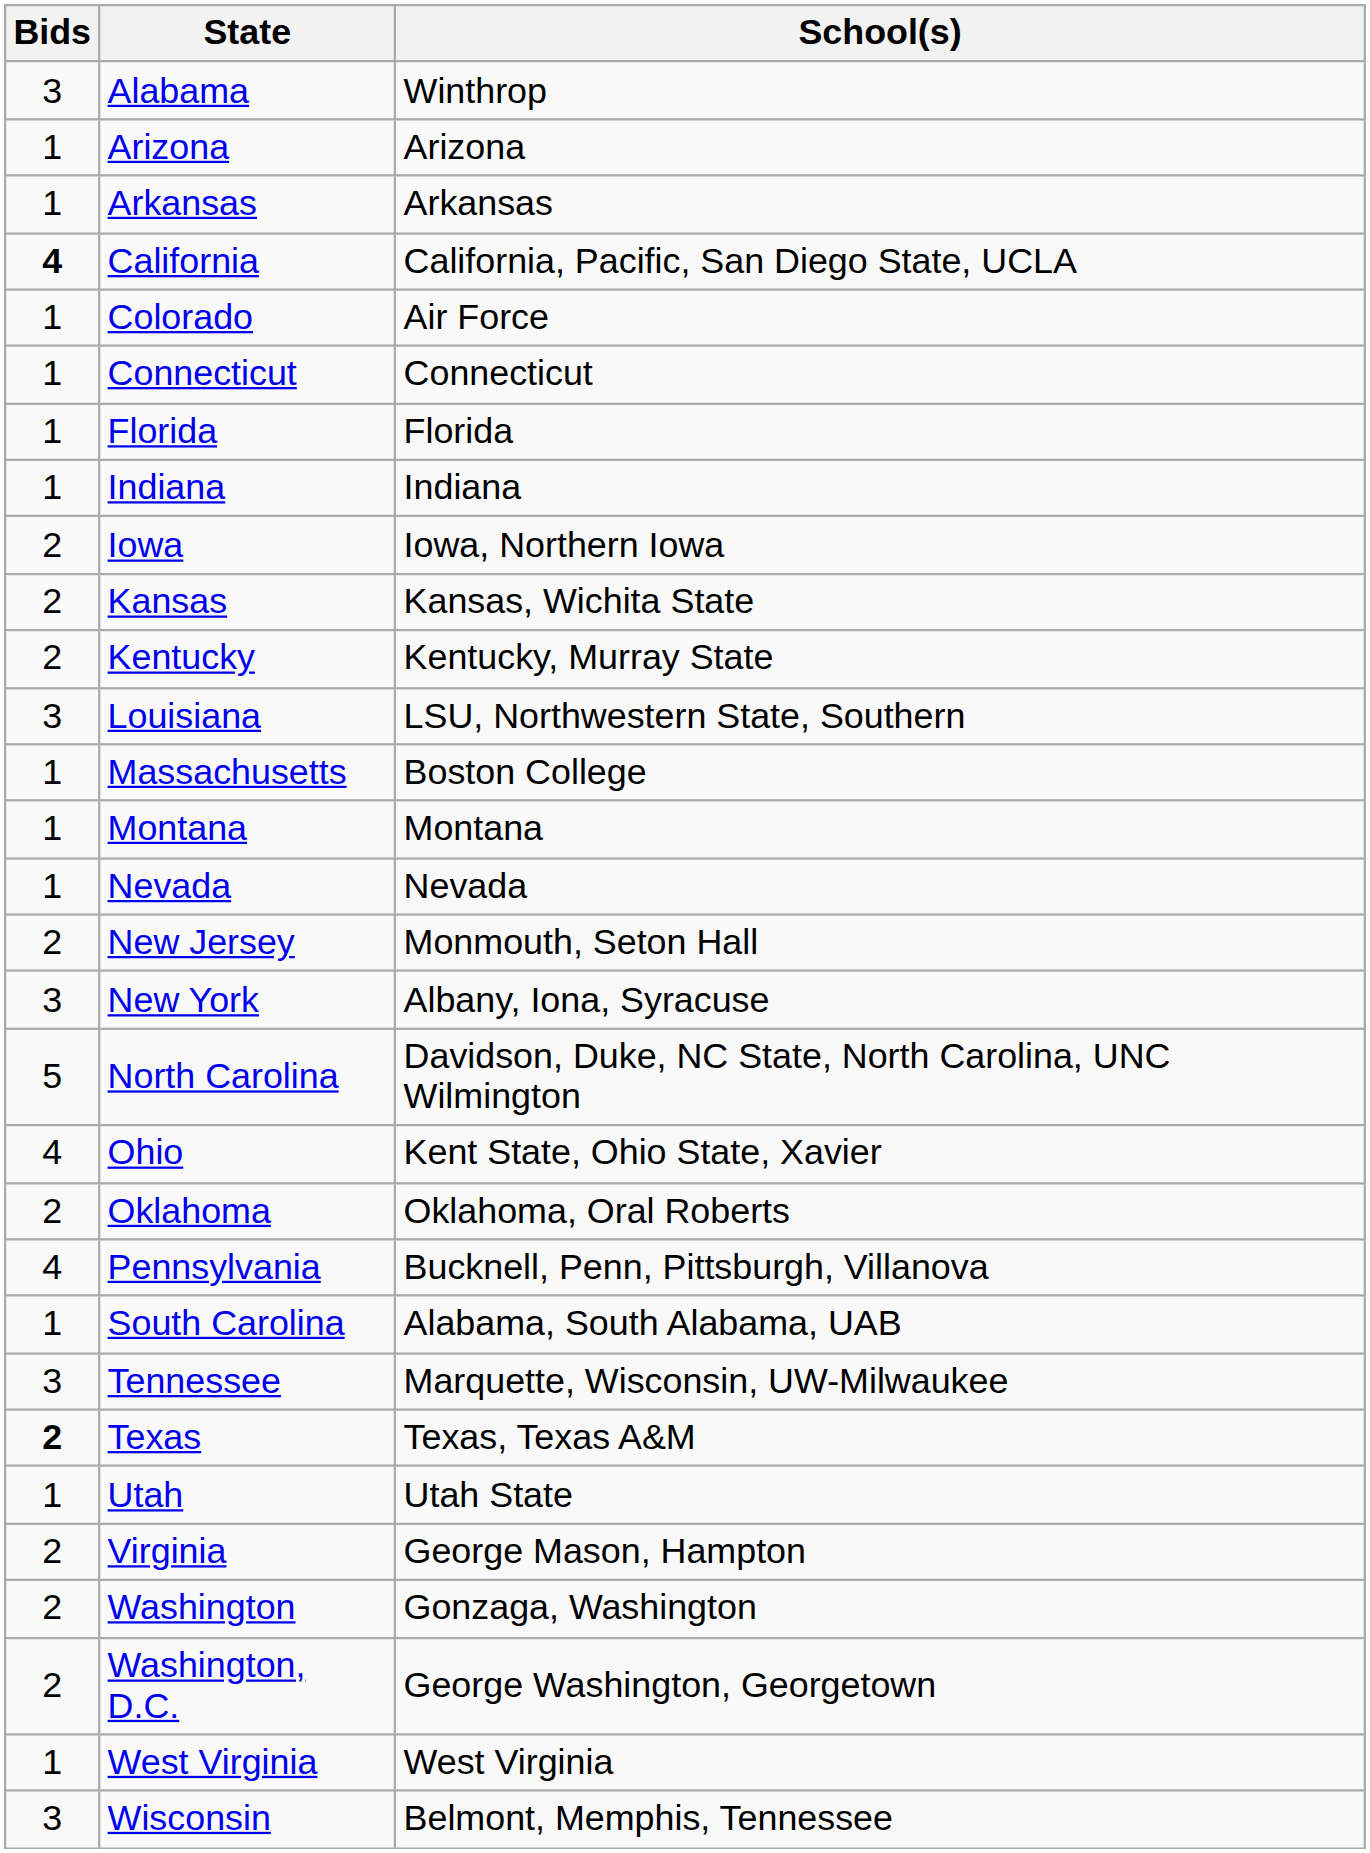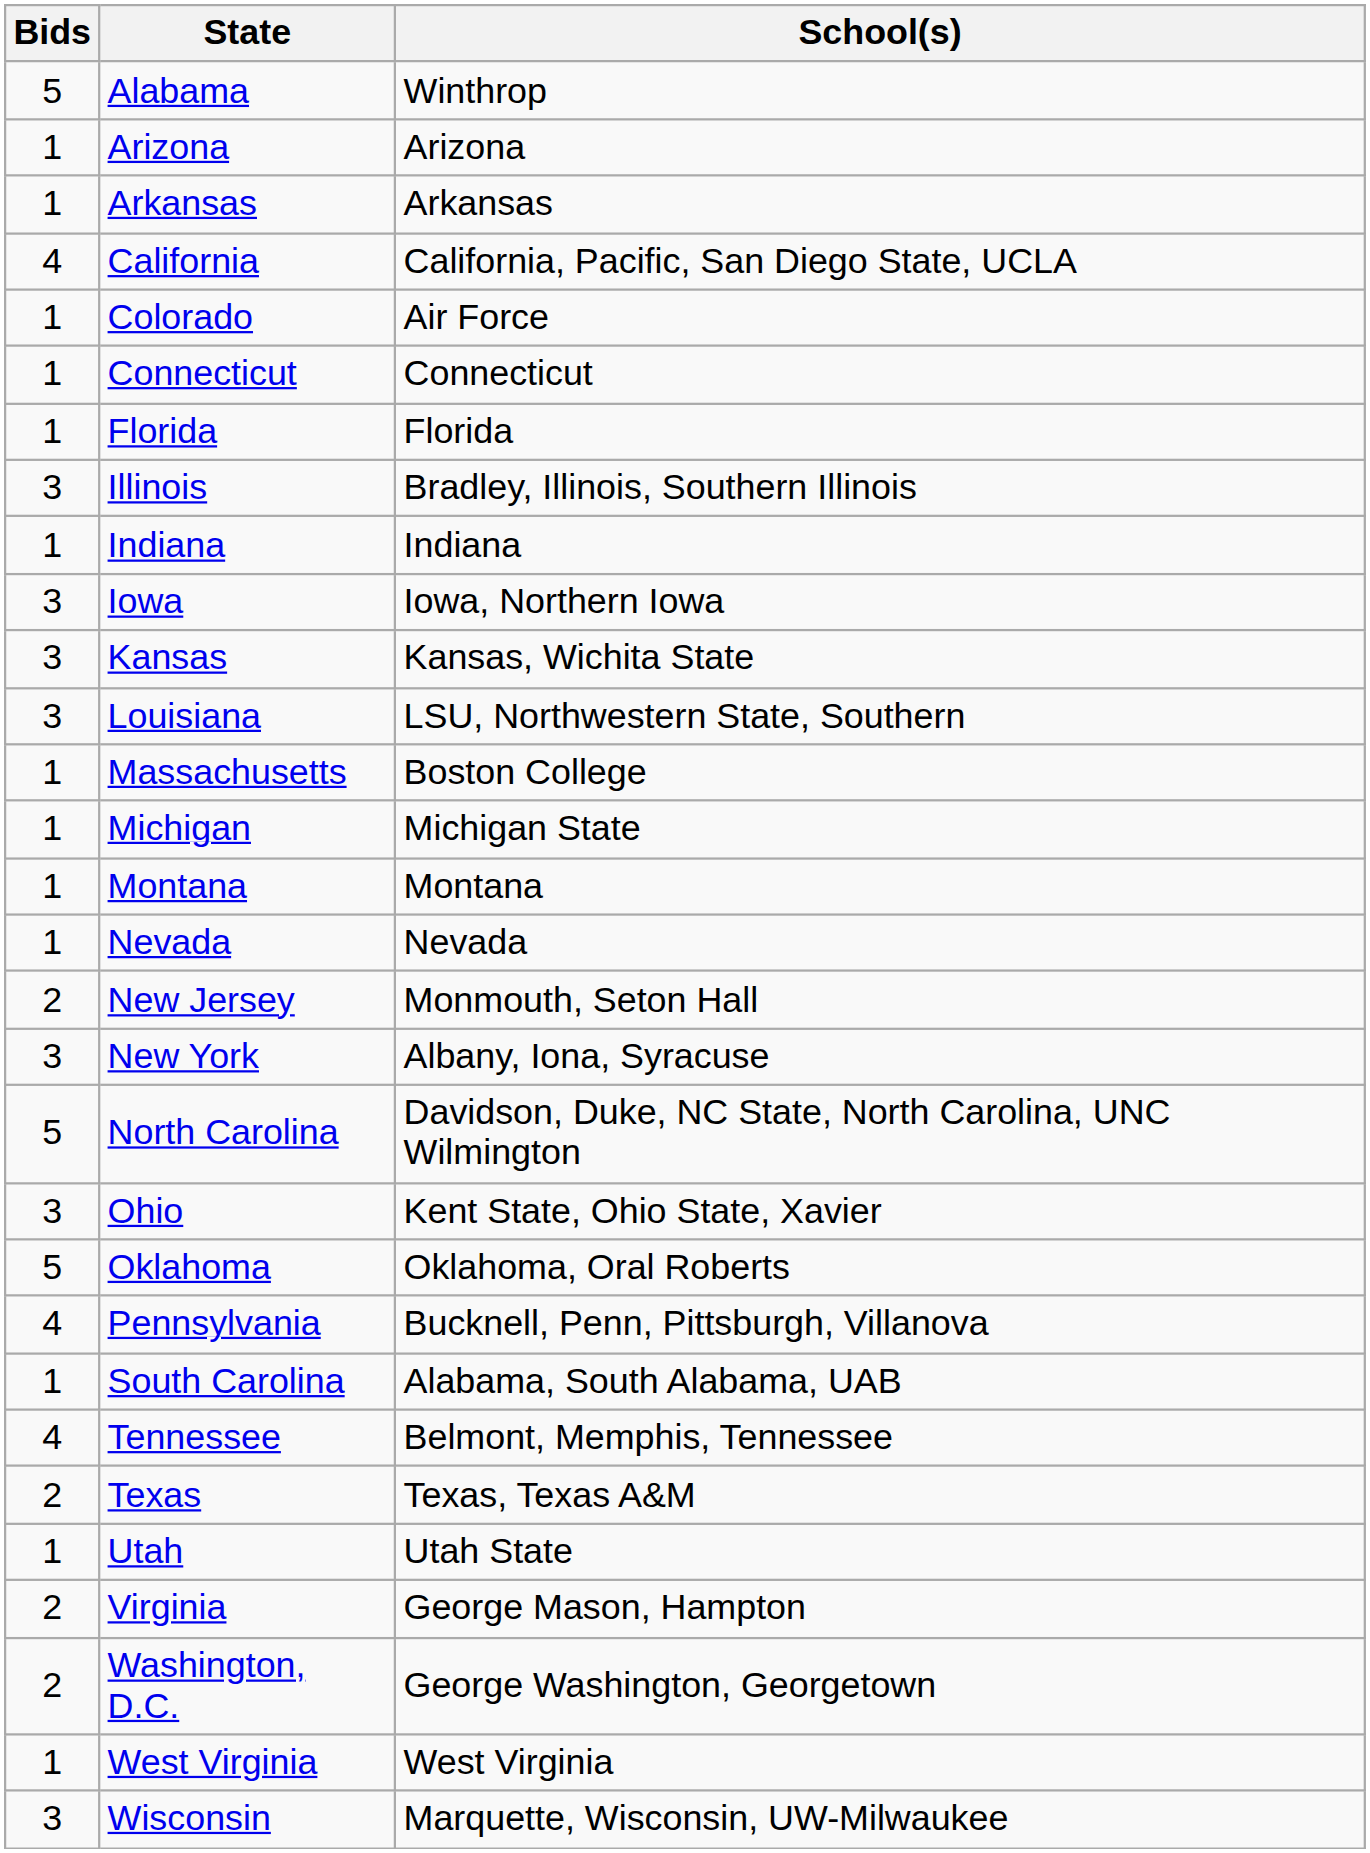(52, 89) 3 -> (52, 89) 5
(52, 260) bold -> (52, 260) normal
+ row: (157, 487)
(52, 544) 2 -> (52, 601) 3
(52, 601) 2 -> (52, 658) 3
- row: (181, 658)
+ row: (179, 828)
(52, 1153) 4 -> (52, 1210) 3
(52, 1210) 2 -> (52, 1266) 5
(52, 1380) 3 -> (52, 1437) 4
(706, 1380) Marquette, Wisconsin, UW-Milwaukee -> (648, 1437) Belmont, Memphis, Tennessee
(52, 1437) bold -> (52, 1494) normal
- row: (202, 1607)
(648, 1818) Belmont, Memphis, Tennessee -> (706, 1818) Marquette, Wisconsin, UW-Milwaukee
